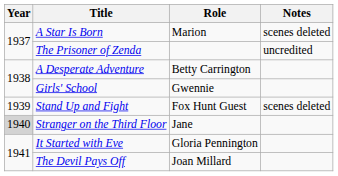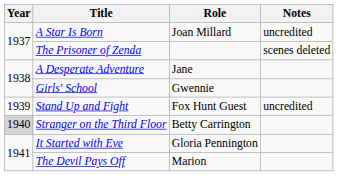(189, 32) Marion -> (202, 32) Joan Millard
(297, 32) scenes deleted -> (288, 32) uncredited
(288, 50) uncredited -> (297, 50) scenes deleted
(211, 69) Betty Carrington -> (182, 69) Jane
(297, 106) scenes deleted -> (288, 106) uncredited
(182, 124) Jane -> (211, 124) Betty Carrington
(202, 161) Joan Millard -> (189, 161) Marion
